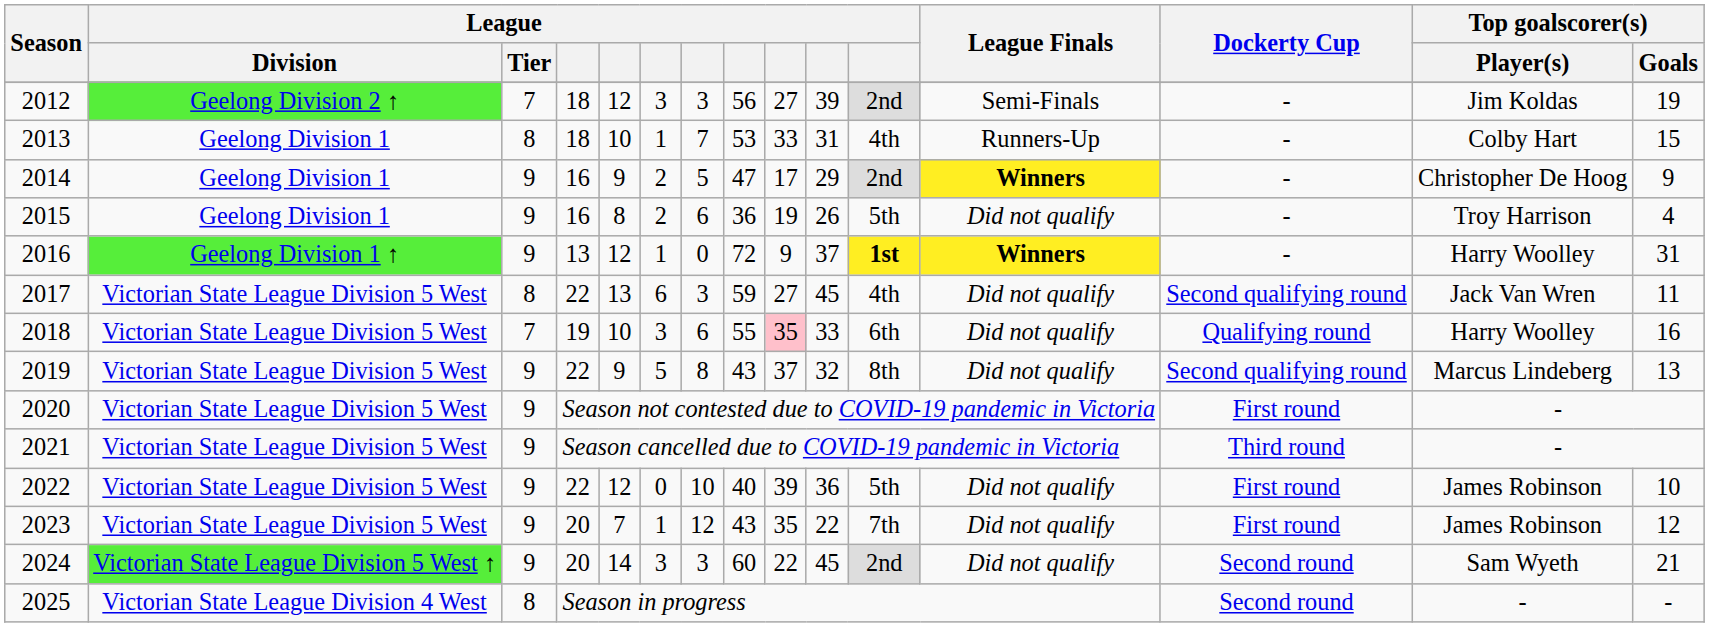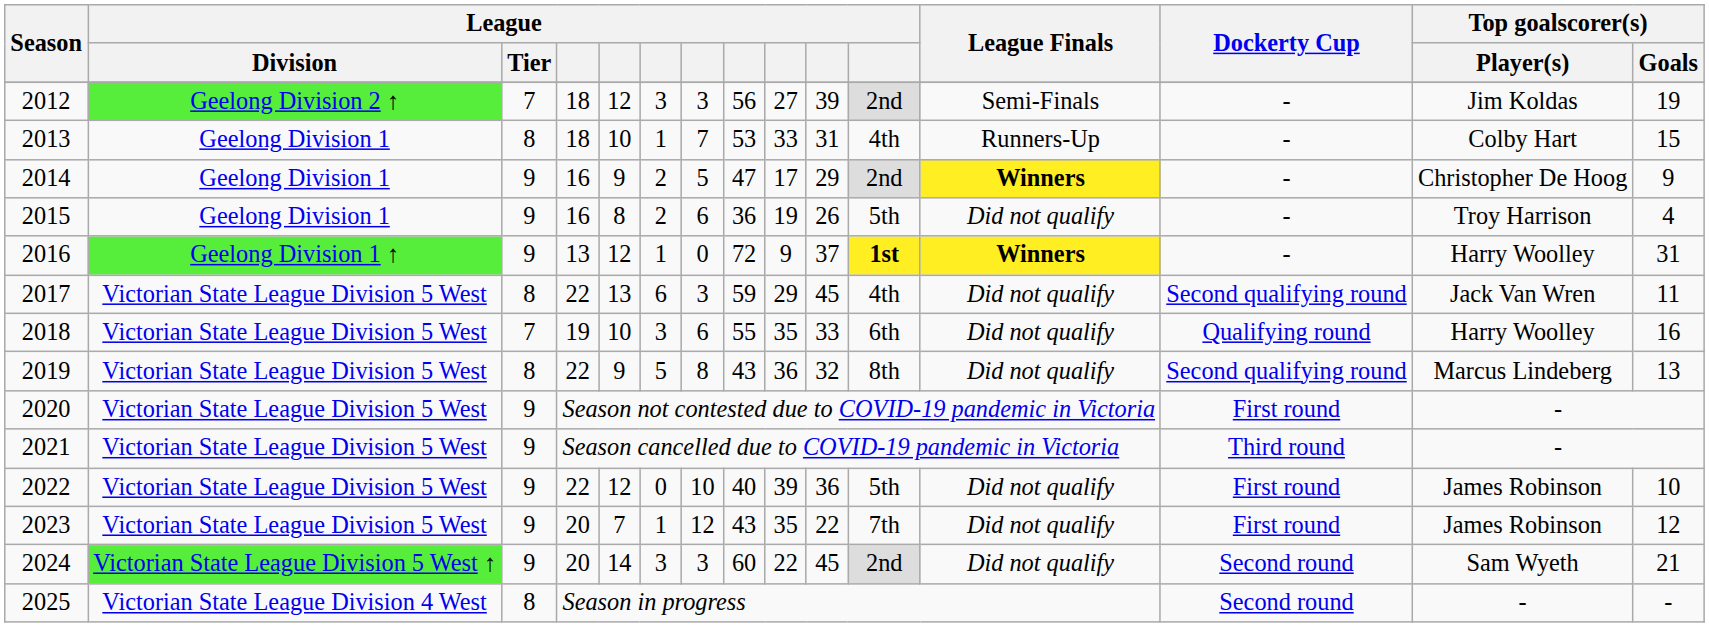(786, 293) 27 -> (786, 293) 29
(786, 332) pink background -> (786, 332) no background
(529, 370) 9 -> (529, 370) 8
(786, 370) 37 -> (786, 370) 36
